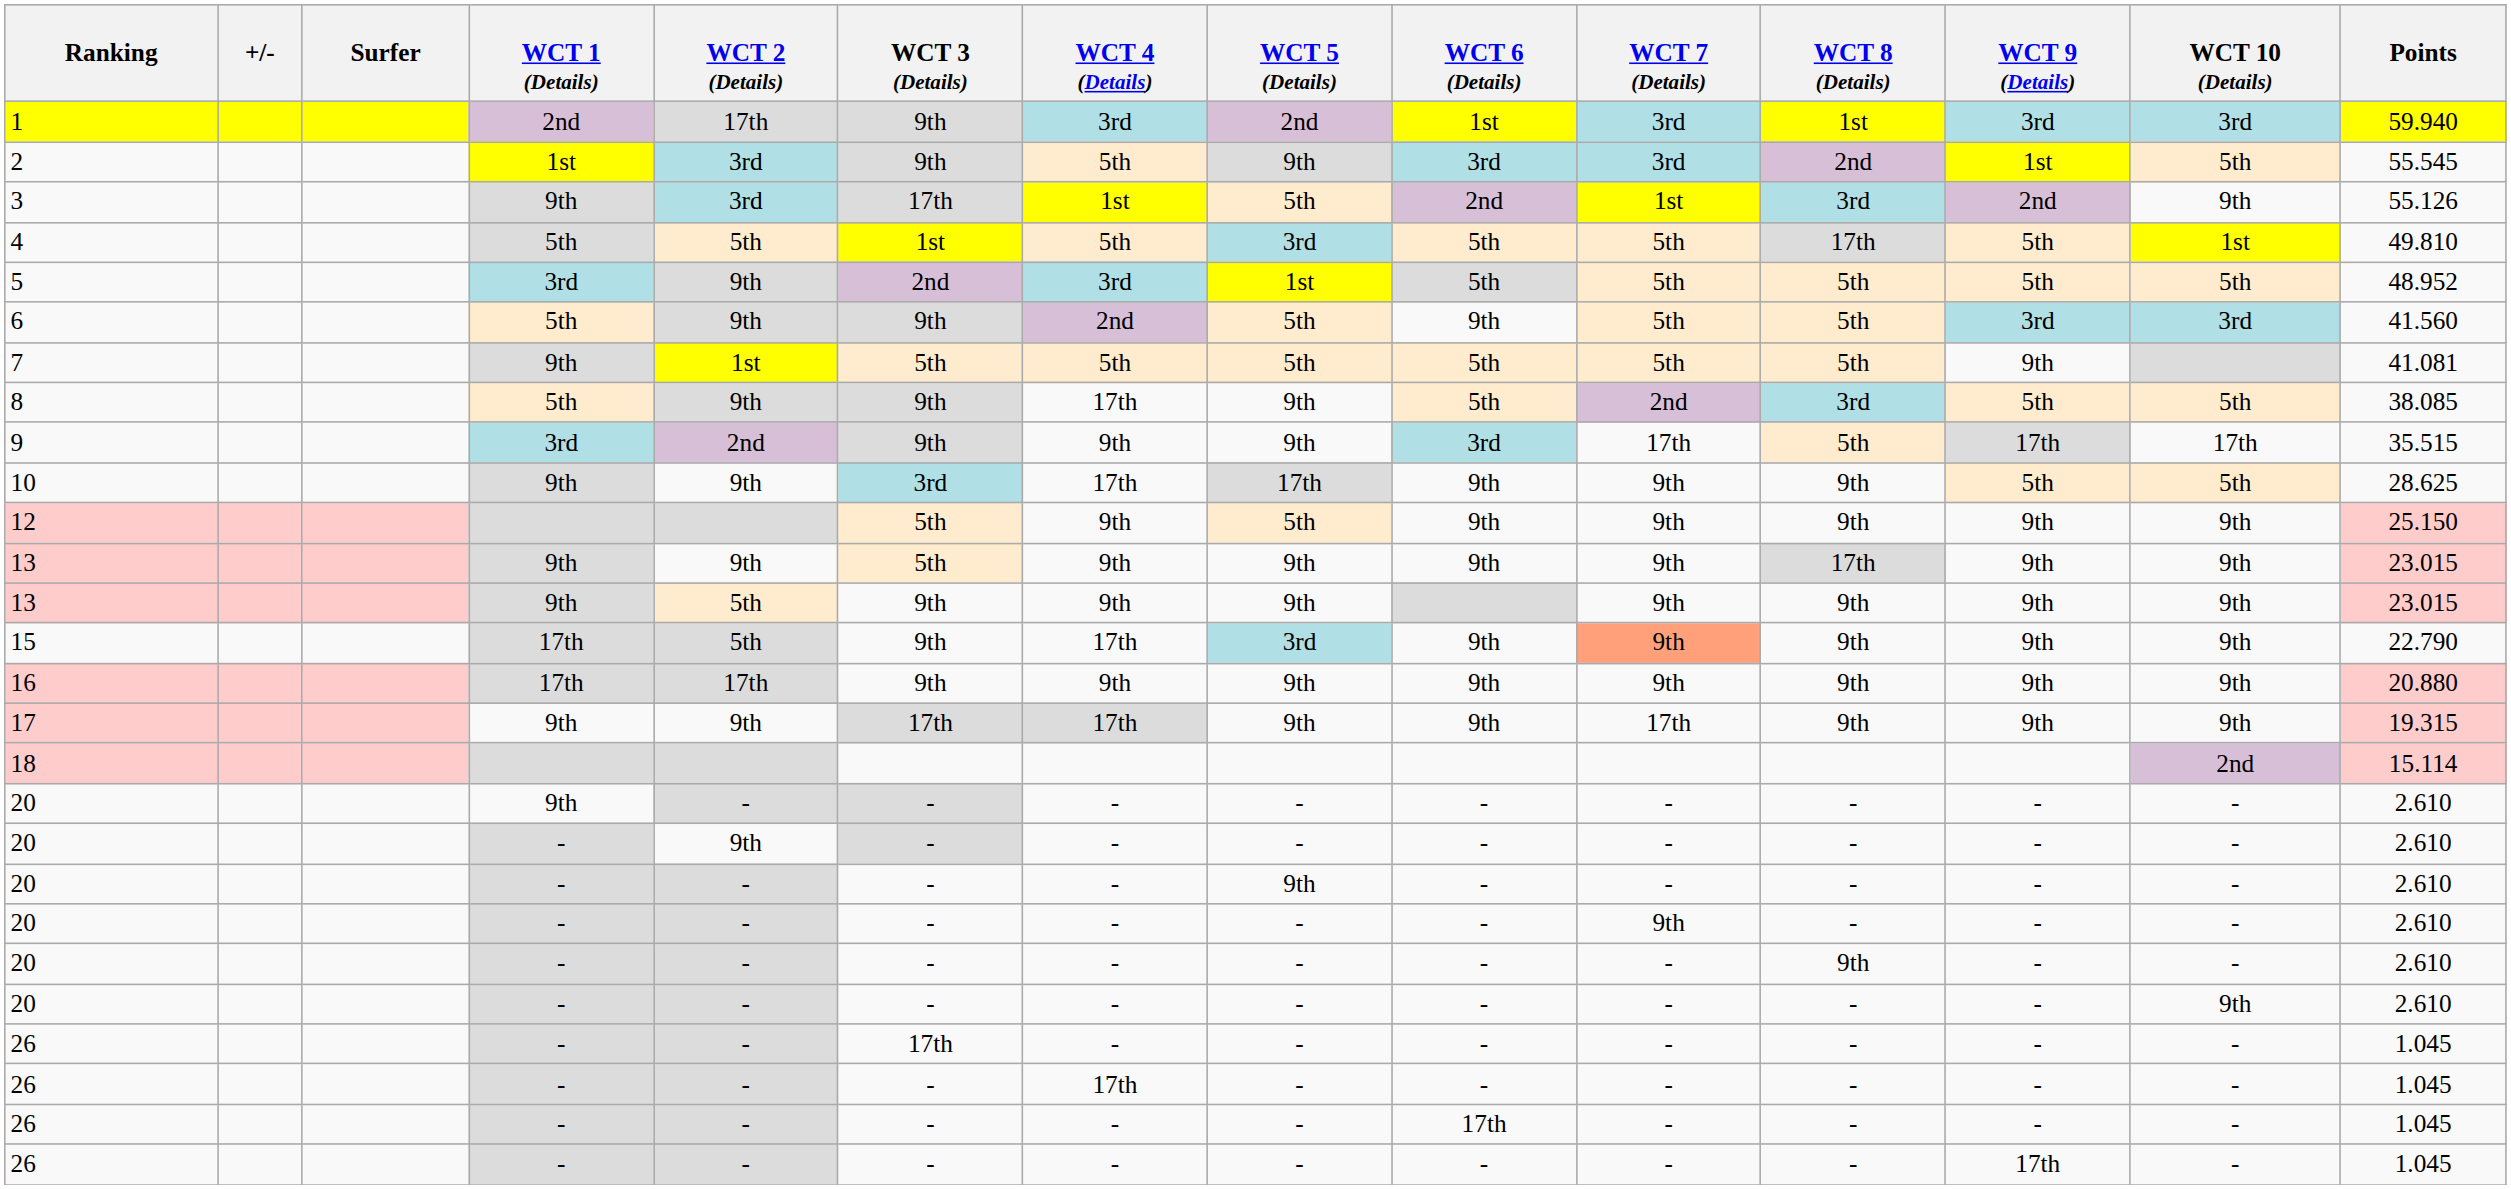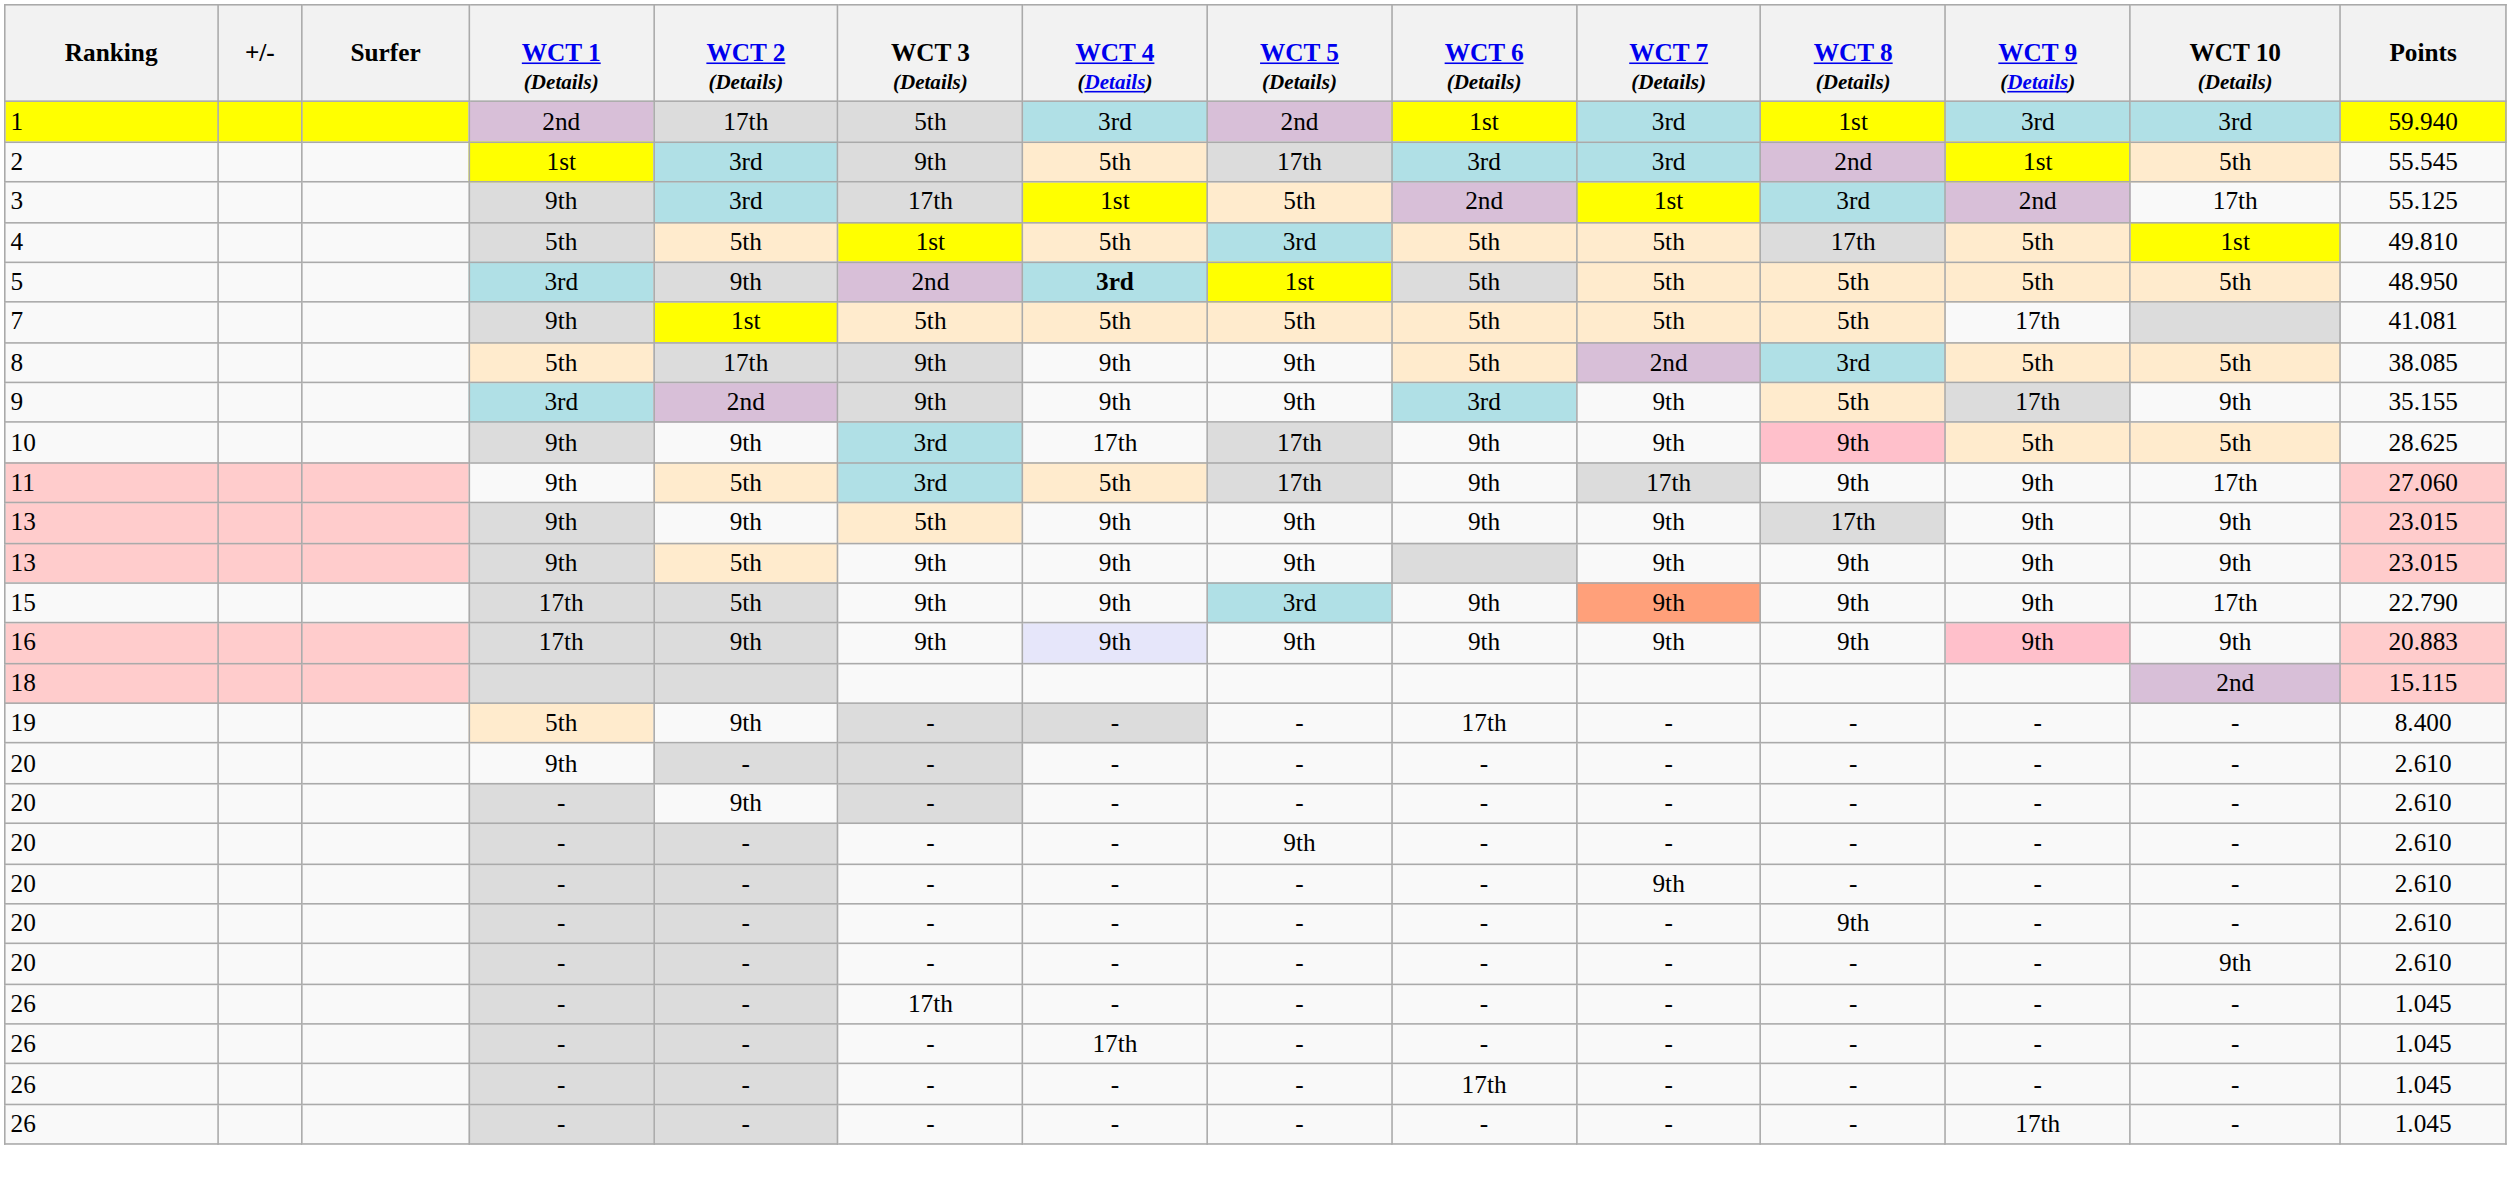(930, 121) 9th -> (930, 121) 5th
(1300, 161) 9th -> (1300, 161) 17th
(2235, 201) 9th -> (2235, 201) 17th
(2423, 201) 55.126 -> (2423, 201) 55.125
(1115, 281) normal -> (1115, 281) bold
(2423, 281) 48.952 -> (2423, 281) 48.950
- row: (17, 321)
(2038, 362) 9th -> (2038, 321) 17th
(746, 402) 9th -> (746, 362) 17th
(1115, 402) 17th -> (1115, 362) 9th
(1669, 442) 17th -> (1669, 402) 9th
(2235, 442) 17th -> (2235, 402) 9th
(2423, 442) 35.515 -> (2423, 402) 35.155
(1853, 482) no background -> (1853, 442) pink background
+ row: (23, 482)
- row: (23, 522)
(1115, 642) 17th -> (1115, 602) 9th
(2235, 642) 9th -> (2235, 602) 17th
(746, 682) 17th -> (746, 642) 9th
(1115, 682) no background -> (1115, 642) lavender background
(2038, 682) no background -> (2038, 642) pink background
(2423, 682) 20.880 -> (2423, 642) 20.883
- row: (23, 722)
(2423, 762) 15.114 -> (2423, 682) 15.115
+ row: (23, 722)
